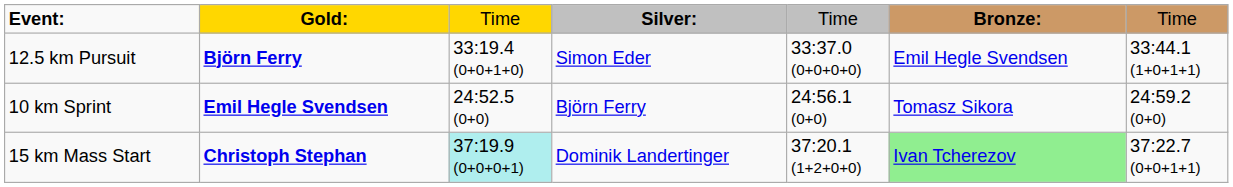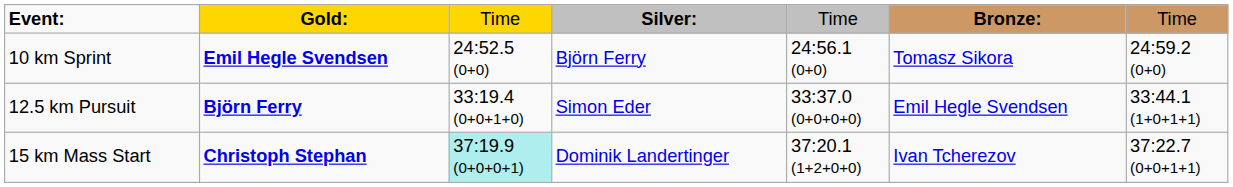rows swapped: (60, 107) <-> (72, 58)
(955, 157) lightgreen background -> (955, 157) no background
